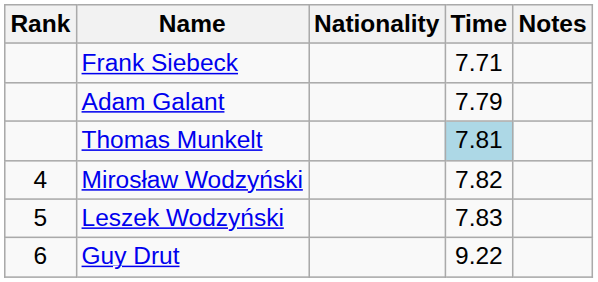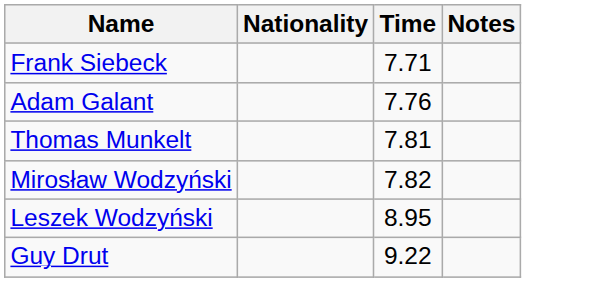- column: (40, 23)
(479, 101) 7.79 -> (408, 101) 7.76
(479, 140) lightblue background -> (408, 140) no background
(479, 218) 7.83 -> (408, 218) 8.95
